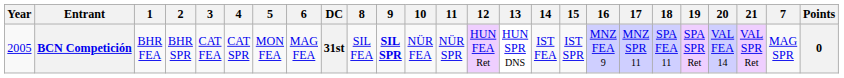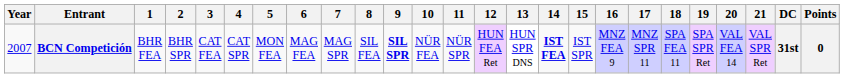columns swapped: (783, 14) <-> (334, 14)
(19, 48) 2005 -> (19, 48) 2007
(545, 48) normal -> (553, 48) bold
